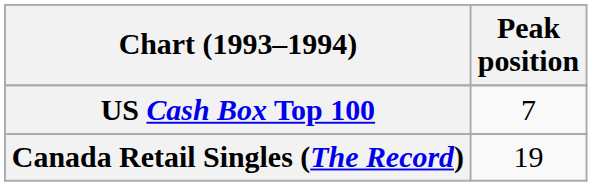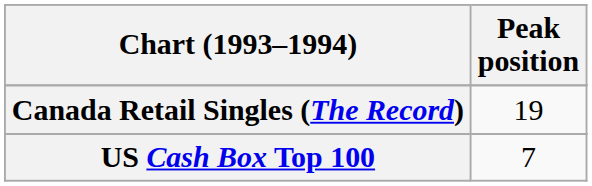rows swapped: (238, 156) <-> (238, 109)
